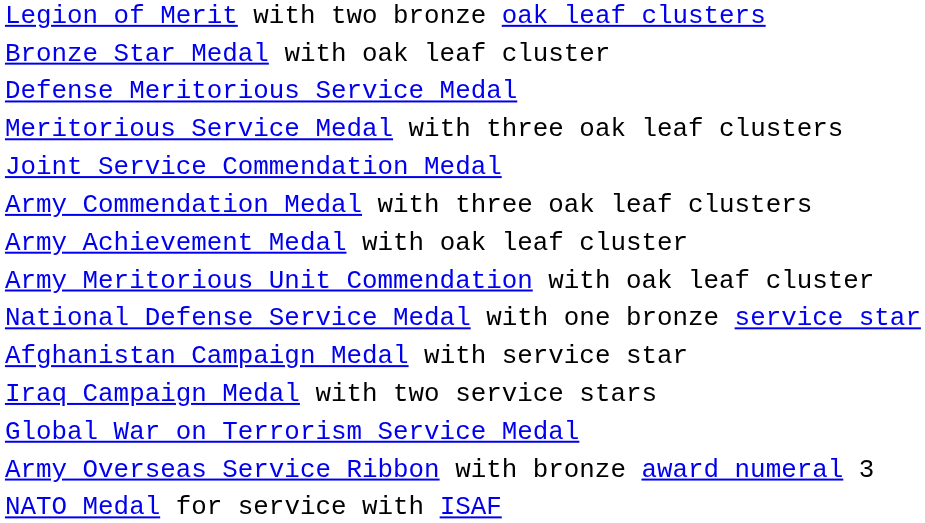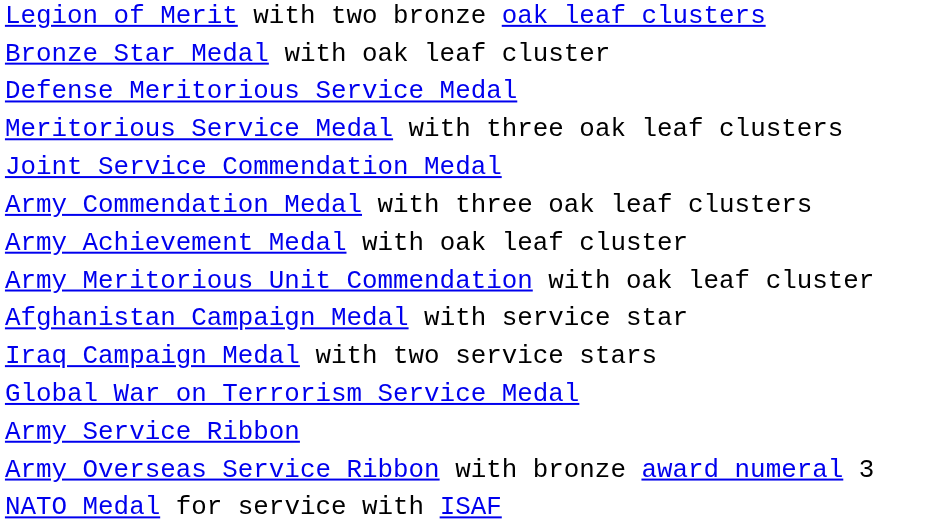- row: (463, 318)
+ row: (152, 432)
